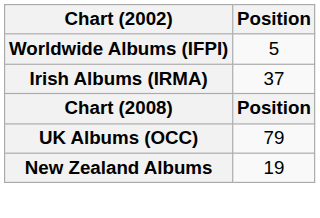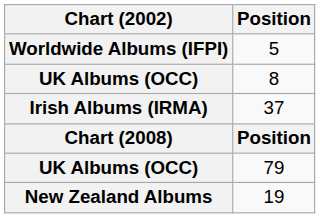+ row: (274, 78)
